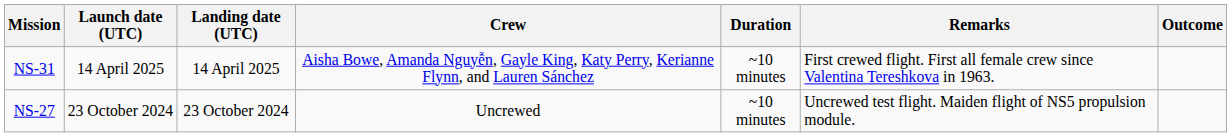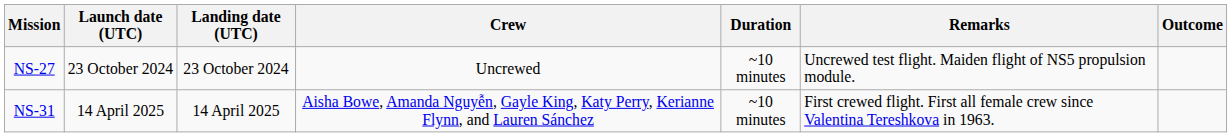rows swapped: (34, 110) <-> (34, 68)
